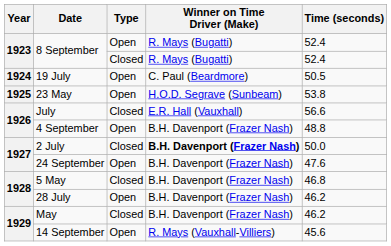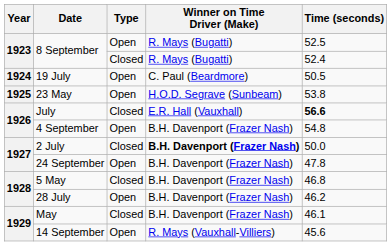(315, 42) 52.4 -> (315, 42) 52.5
(315, 111) normal -> (315, 111) bold
(315, 128) 48.8 -> (315, 128) 54.8
(315, 163) 47.6 -> (315, 163) 47.8
(315, 215) 46.2 -> (315, 215) 46.1
